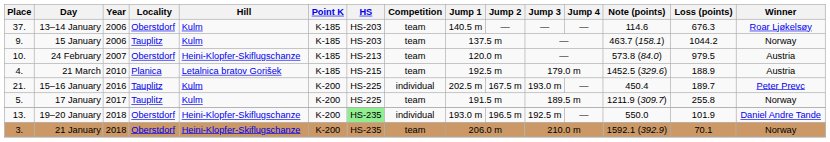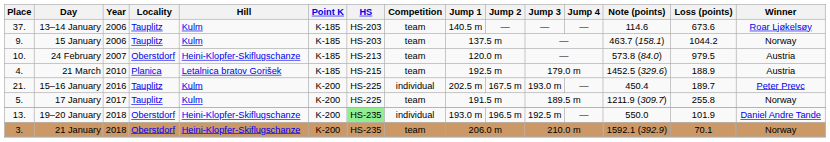(153, 27) Oberstdorf -> (147, 27) Tauplitz
(703, 27) 676.3 -> (703, 27) 673.6
